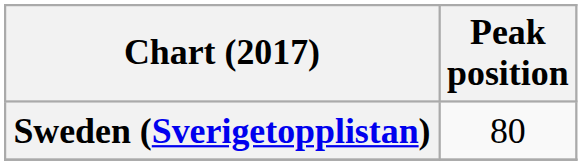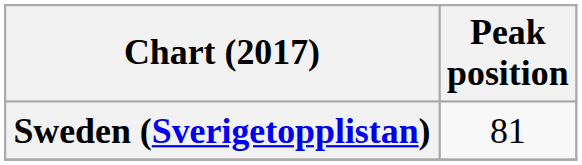(508, 130) 80 -> (508, 130) 81
